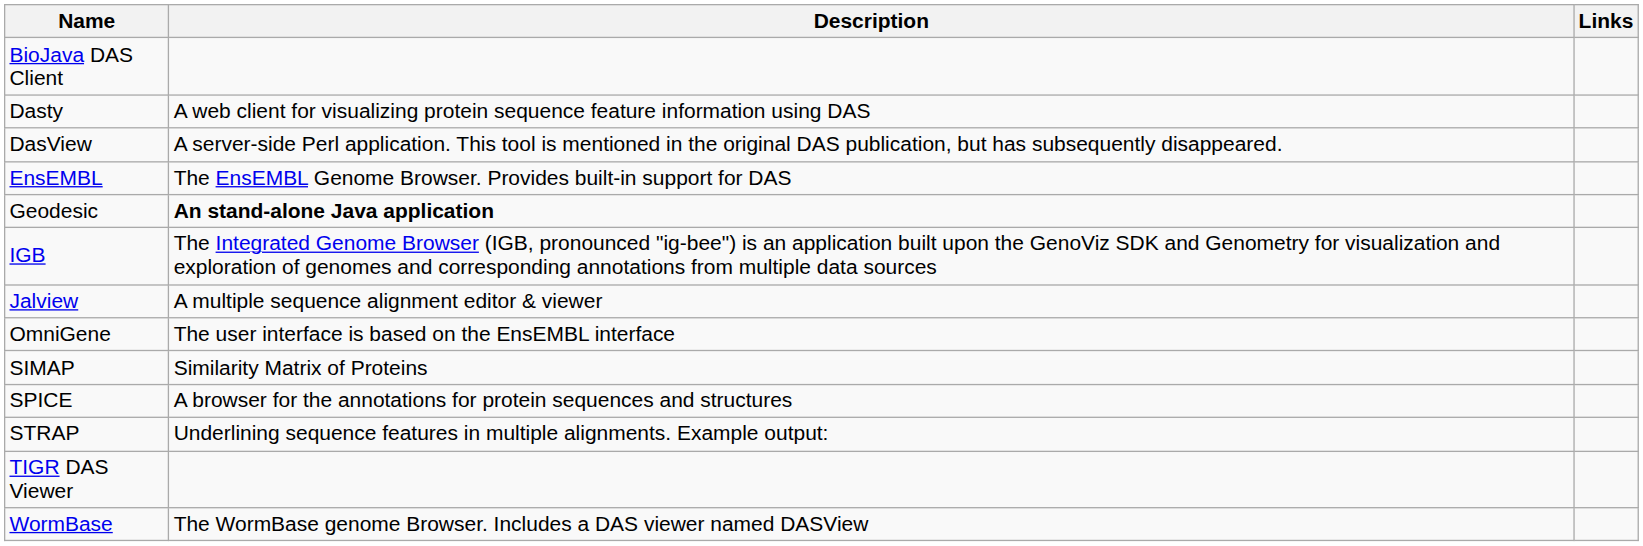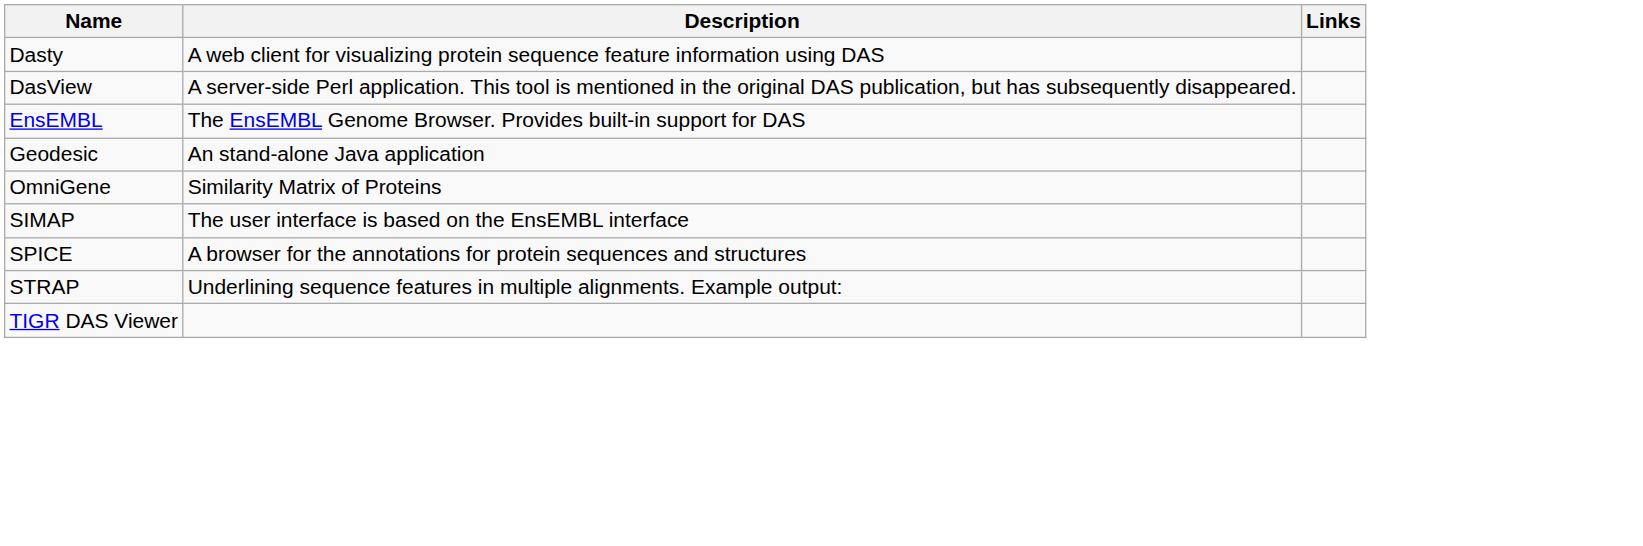- row: (71, 66)
(334, 210) bold -> (336, 154) normal
- row: (28, 255)
- row: (44, 300)
(424, 334) The user interface is based on the EnsEMBL interface -> (315, 187) Similarity Matrix of Proteins
(301, 367) Similarity Matrix of Proteins -> (438, 220) The user interface is based on the EnsEMBL interface
- row: (61, 523)
